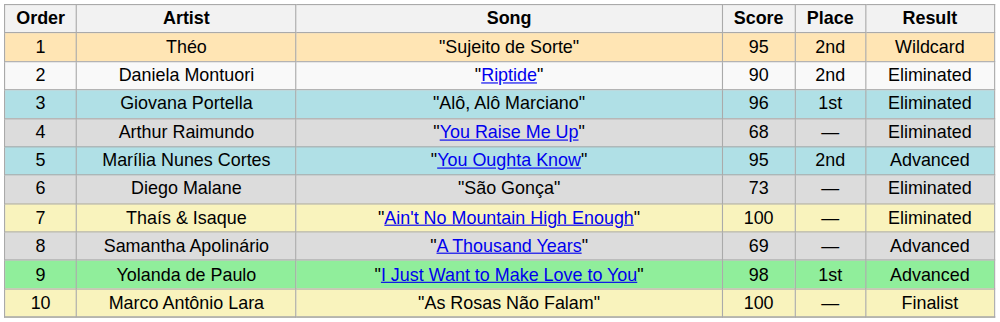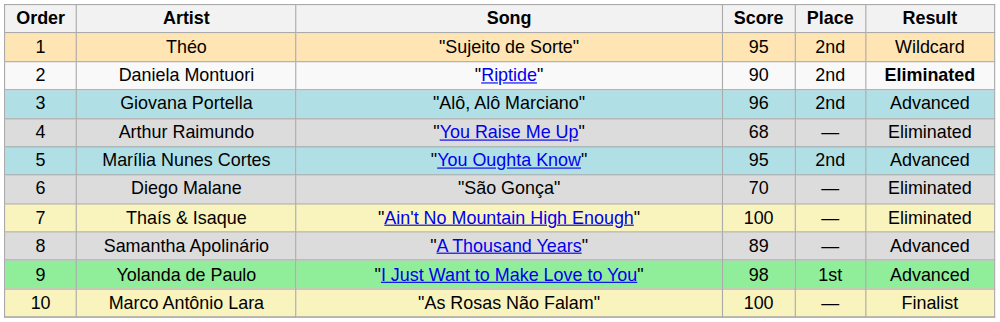(930, 75) normal -> (930, 75) bold
(830, 103) 1st -> (830, 103) 2nd
(930, 103) Eliminated -> (930, 103) Advanced
(759, 189) 73 -> (759, 189) 70
(759, 246) 69 -> (759, 246) 89
